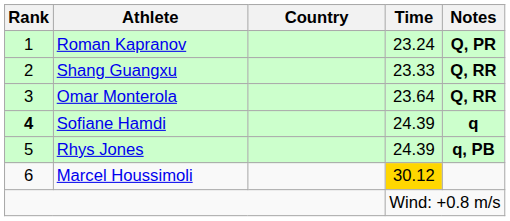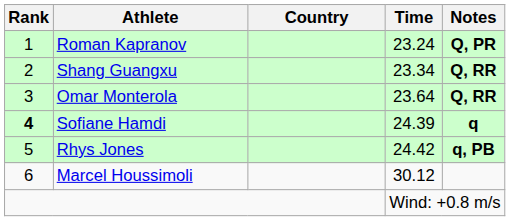(414, 70) 23.33 -> (414, 70) 23.34
(414, 149) 24.39 -> (414, 149) 24.42
(414, 176) gold background -> (414, 176) no background
